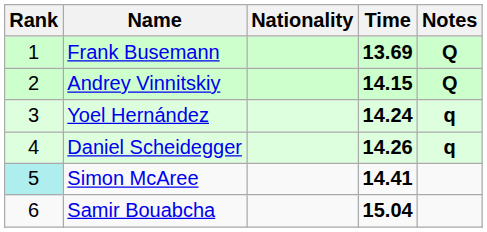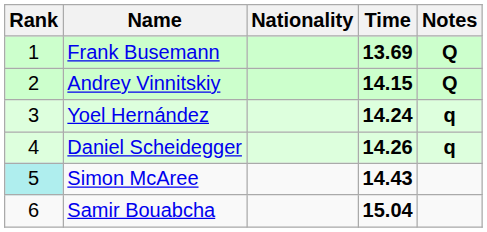(388, 178) 14.41 -> (388, 178) 14.43
